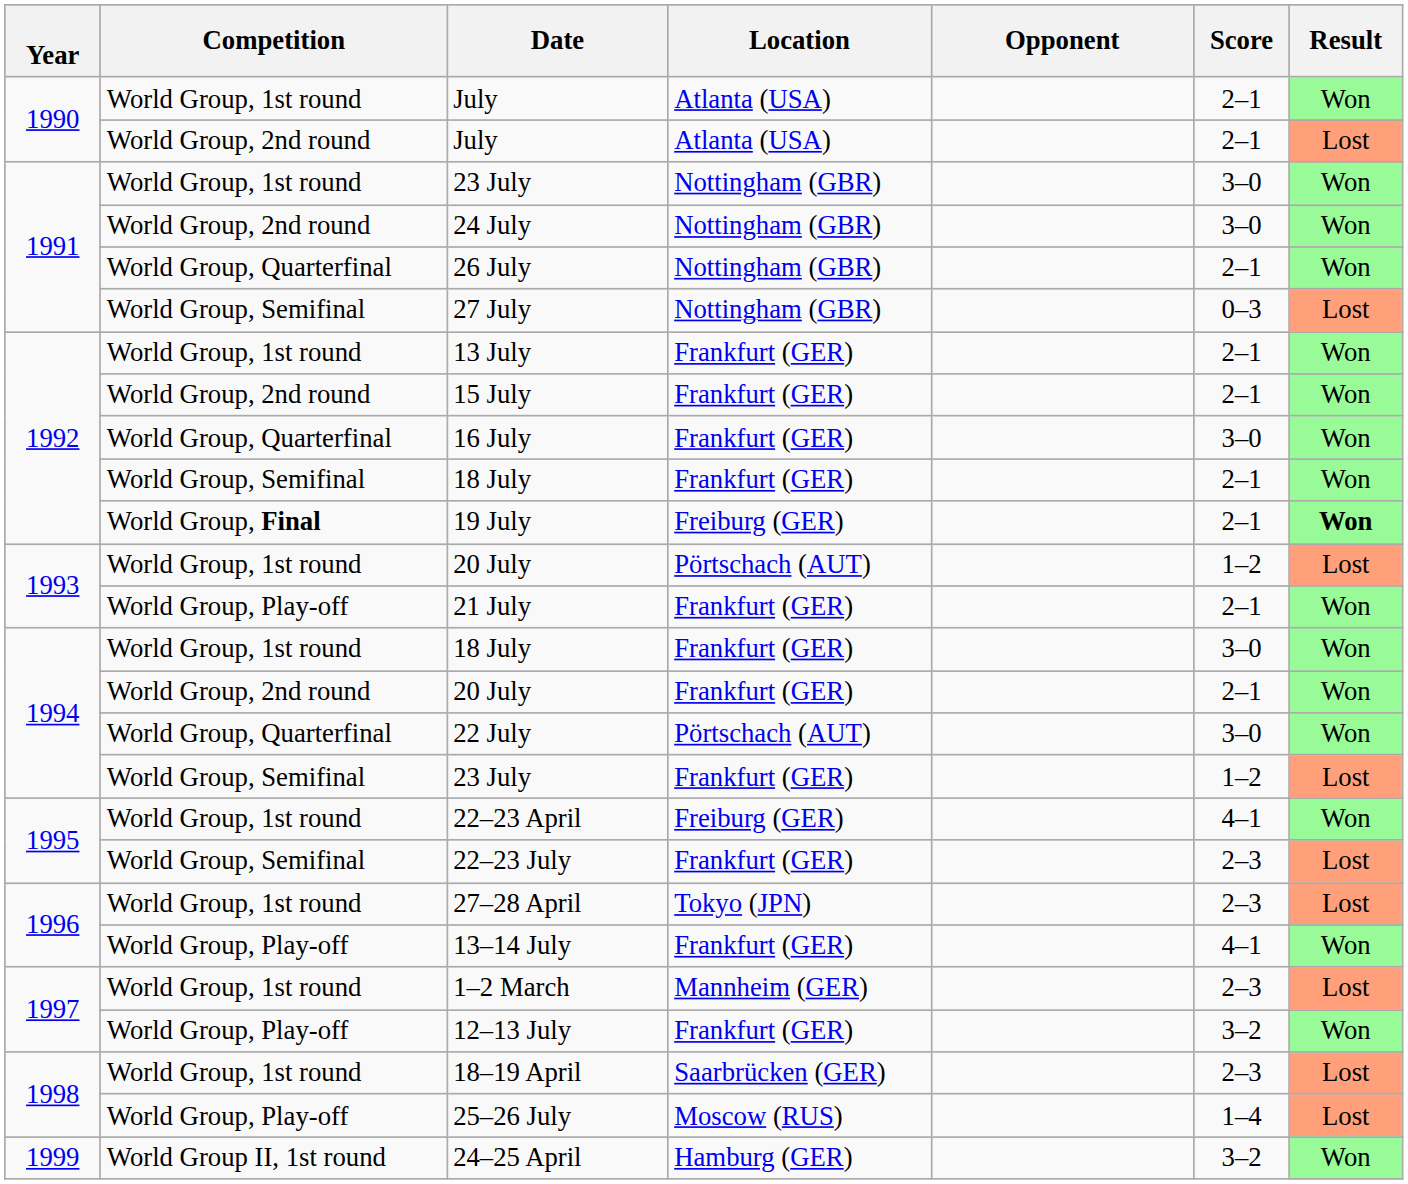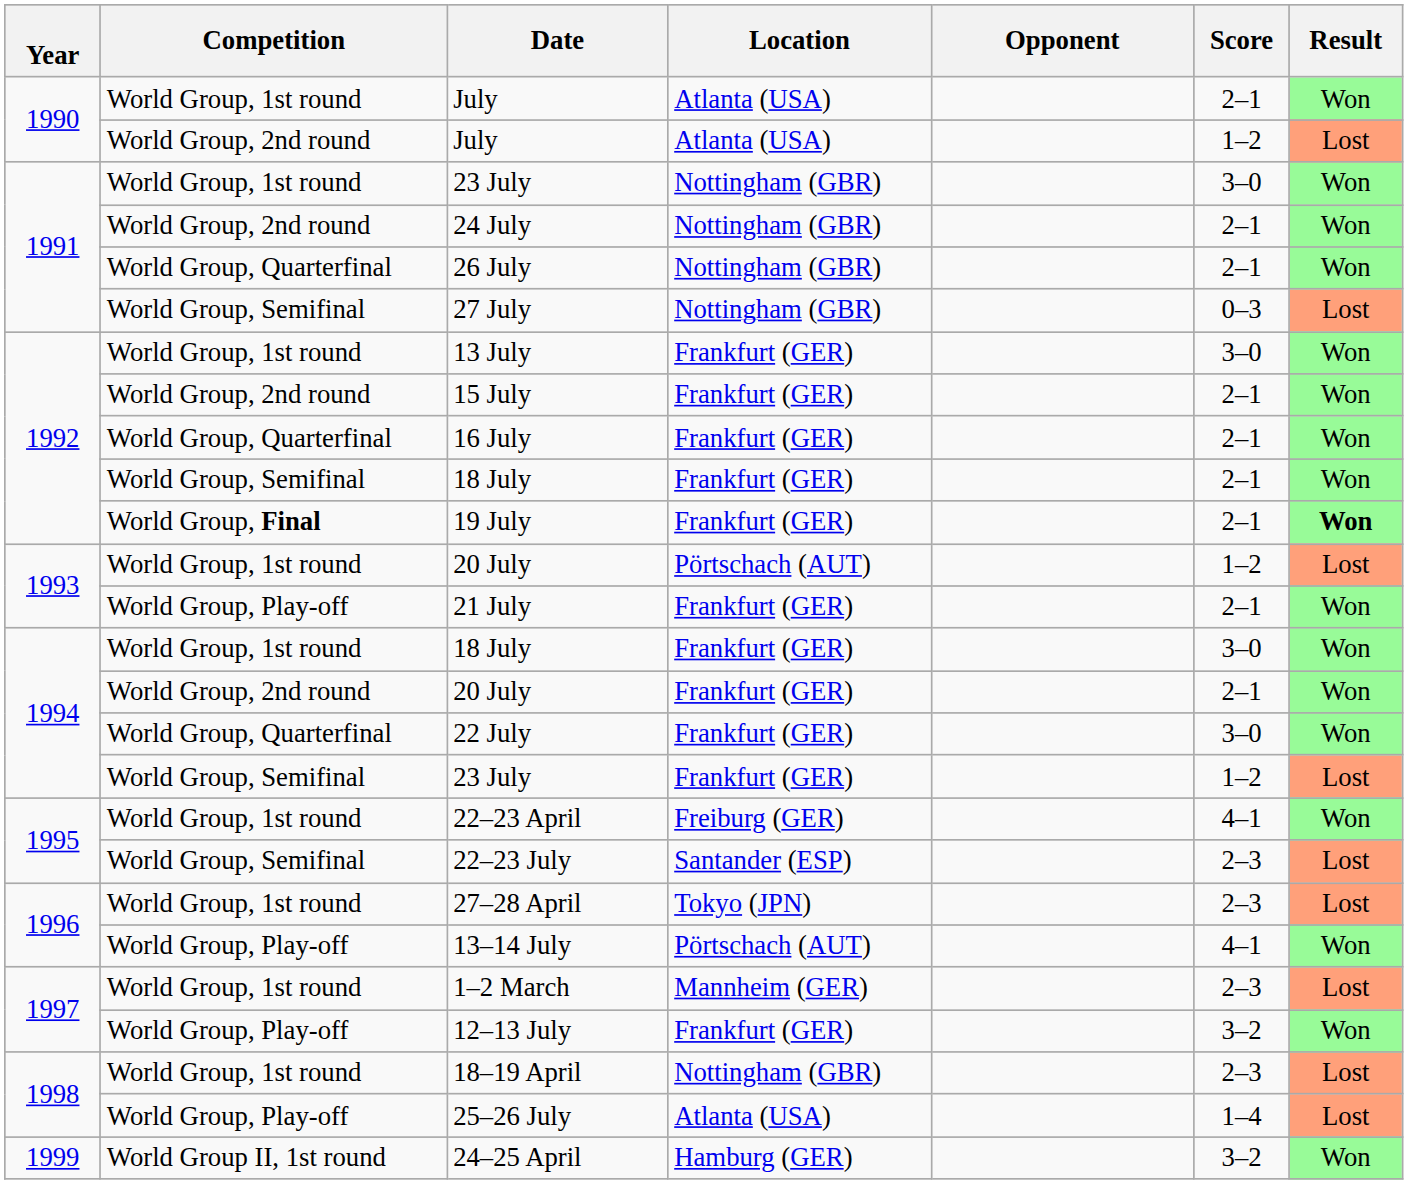(1242, 140) 2–1 -> (1242, 140) 1–2
(1242, 225) 3–0 -> (1242, 225) 2–1
(1242, 352) 2–1 -> (1242, 352) 3–0
(1242, 437) 3–0 -> (1242, 437) 2–1
(759, 521) Freiburg (GER) -> (764, 521) Frankfurt (GER)
(773, 733) Pörtschach (AUT) -> (764, 733) Frankfurt (GER)
(764, 860) Frankfurt (GER) -> (763, 860) Santander (ESP)
(764, 945) Frankfurt (GER) -> (773, 945) Pörtschach (AUT)
(780, 1072) Saarbrücken (GER) -> (778, 1072) Nottingham (GBR)
(758, 1115) Moscow (RUS) -> (752, 1115) Atlanta (USA)
